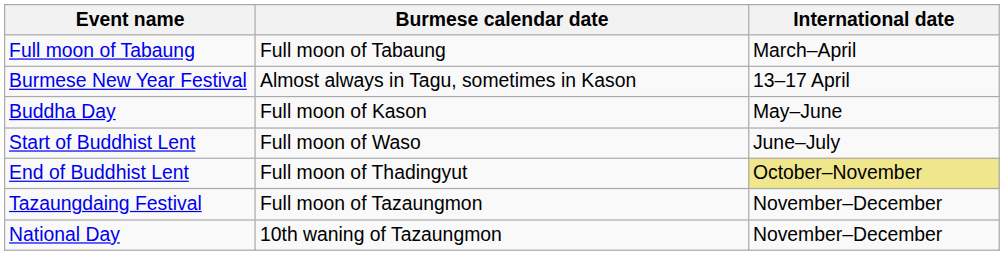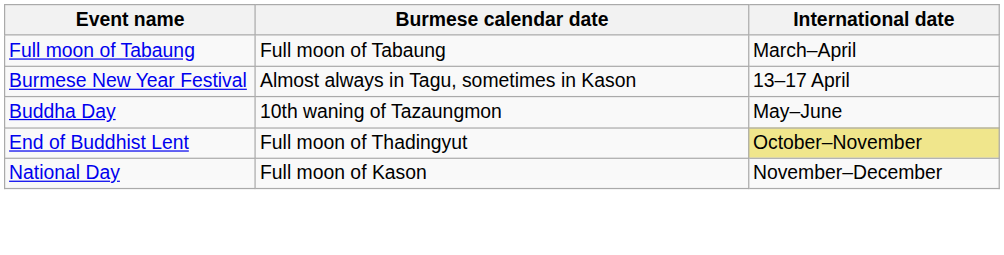(343, 111) Full moon of Kason -> (381, 111) 10th waning of Tazaungmon
- row: (102, 142)
- row: (105, 204)
(381, 234) 10th waning of Tazaungmon -> (343, 173) Full moon of Kason
